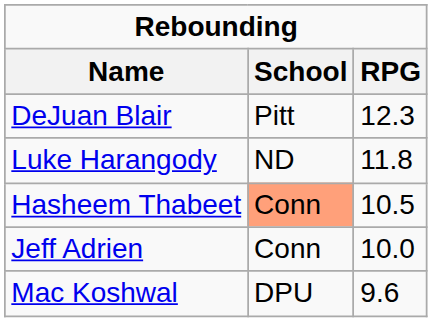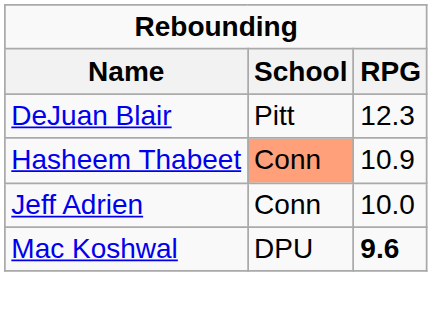- row: (114, 159)
(388, 204) 10.5 -> (388, 159) 10.9
(380, 293) normal -> (380, 248) bold
